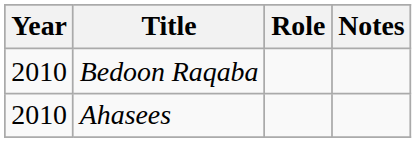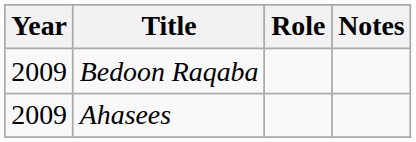(39, 70) 2010 -> (39, 70) 2009
(39, 114) 2010 -> (39, 114) 2009
